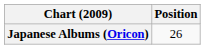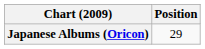(176, 34) 26 -> (176, 34) 29
